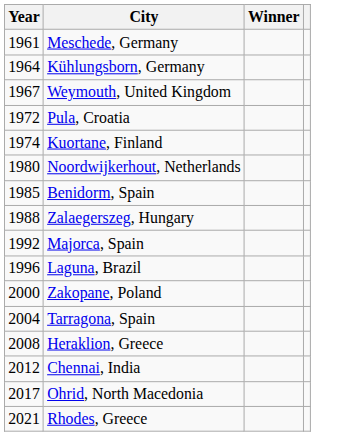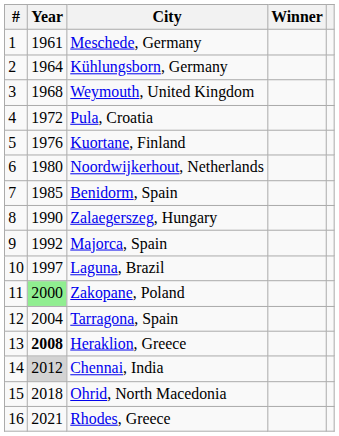+ column: (16, 17)
(24, 92) 1967 -> (47, 92) 1968
(24, 142) 1974 -> (47, 142) 1976
(24, 218) 1988 -> (47, 218) 1990
(24, 268) 1996 -> (47, 268) 1997
(24, 293) no background -> (47, 293) lightgreen background
(24, 343) normal -> (47, 343) bold
(24, 368) no background -> (47, 368) lightgrey background
(24, 393) 2017 -> (47, 393) 2018
